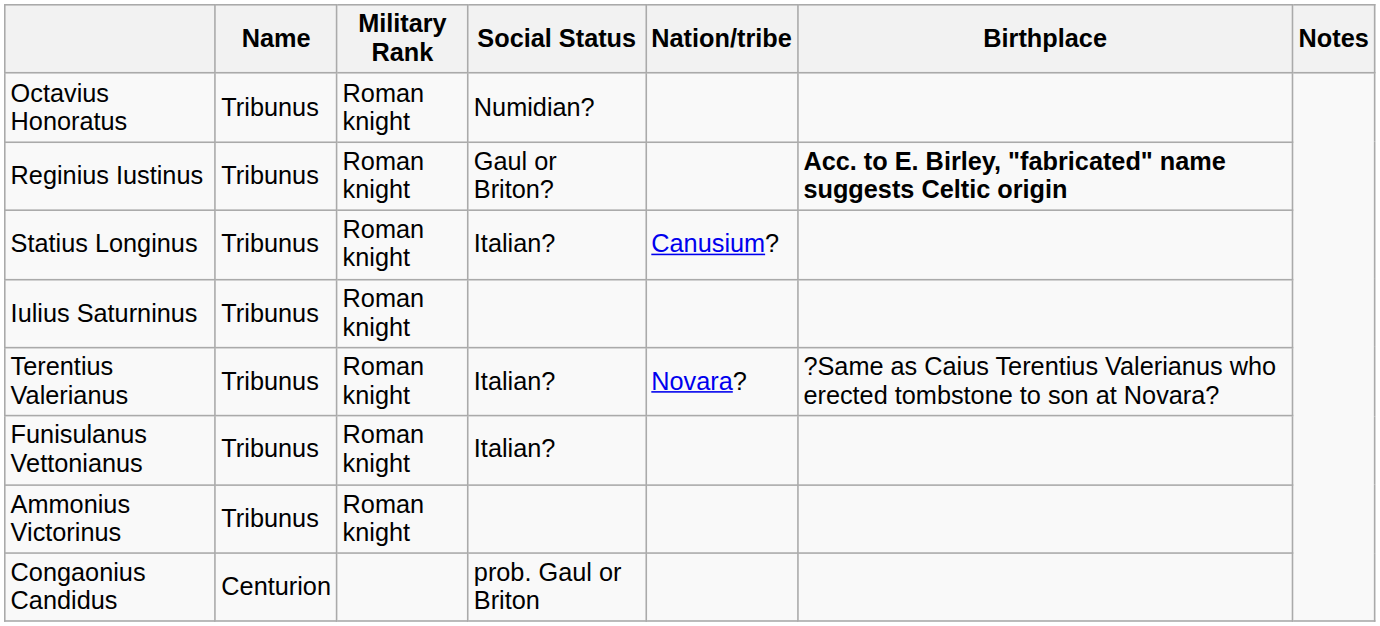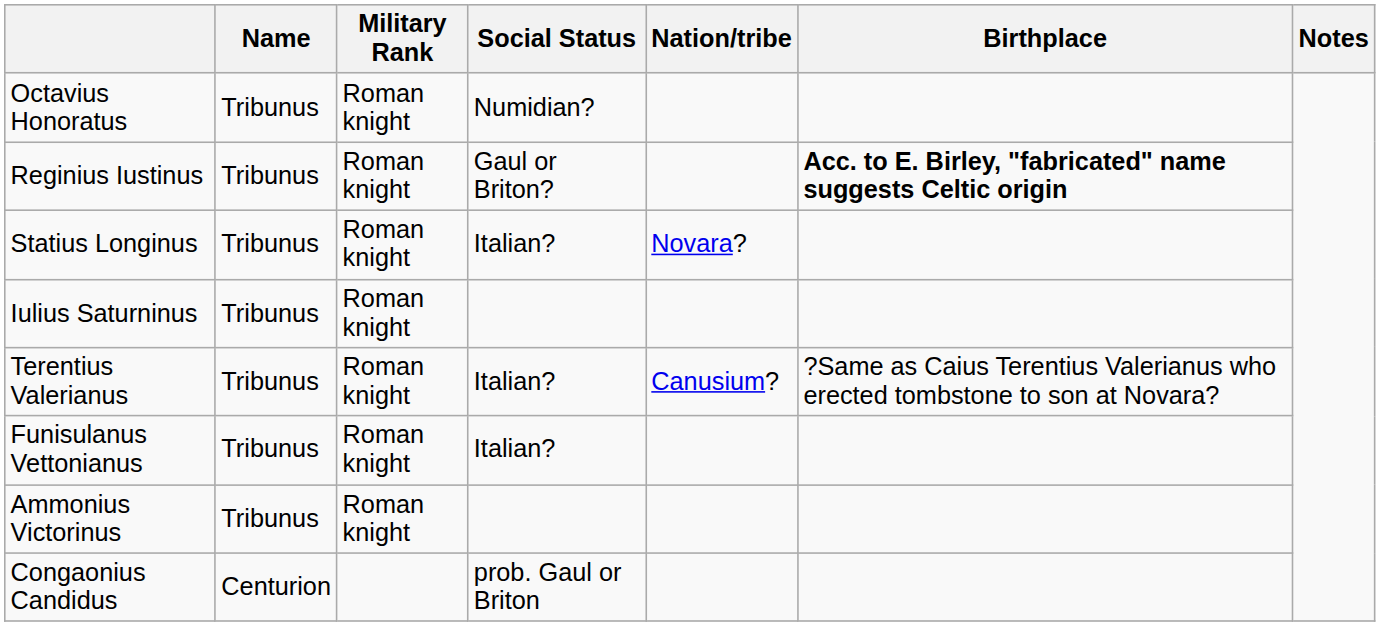(715, 244) Canusium? -> (699, 244) Novara?
(699, 381) Novara? -> (715, 381) Canusium?
